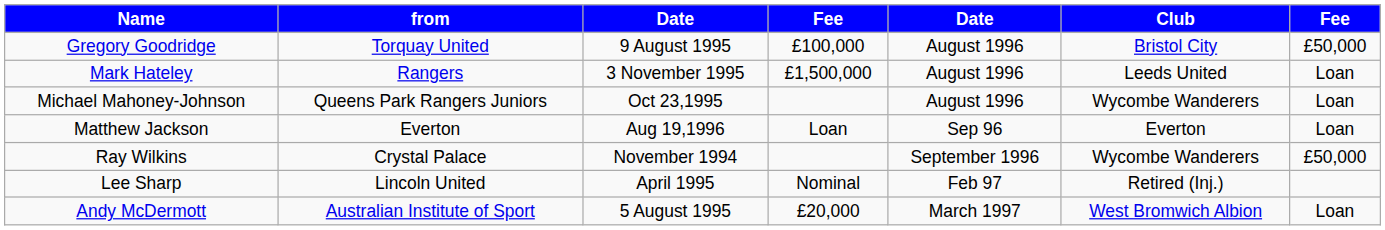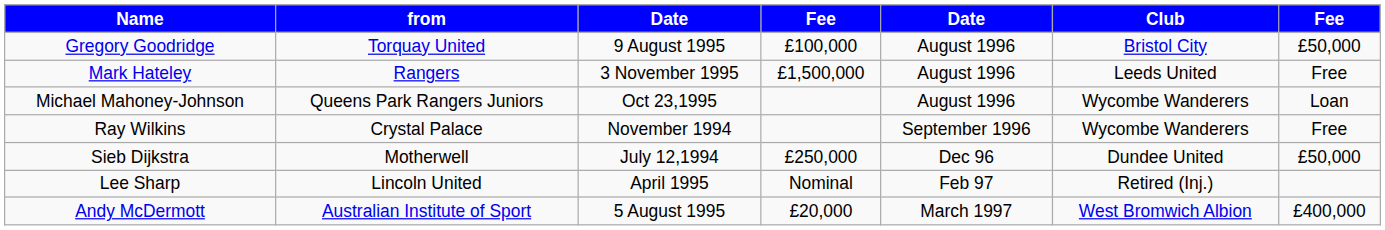(1335, 74) Loan -> (1329, 74) Free
- row: (141, 129)
(1335, 156) £50,000 -> (1329, 129) Free
+ row: (140, 156)
(1335, 211) Loan -> (1329, 211) £400,000
